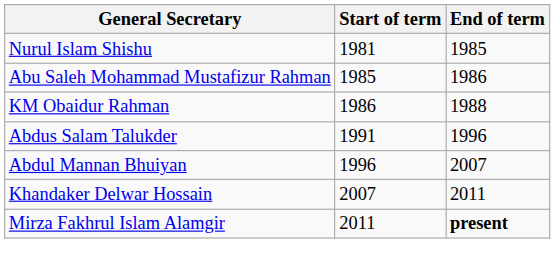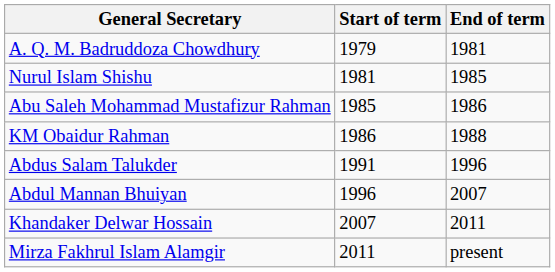+ row: (134, 48)
(479, 223) bold -> (476, 252) normal
